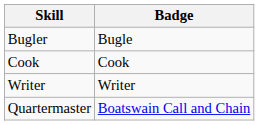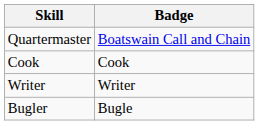rows swapped: (28, 39) <-> (49, 108)
